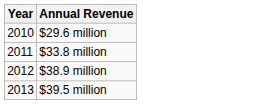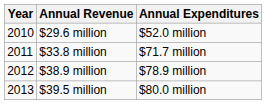+ column: (199, 14)
